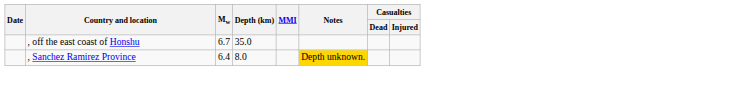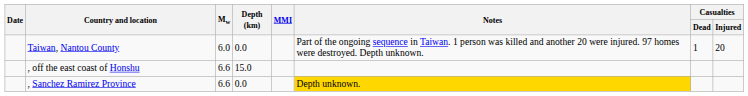+ row: (73, 47)
(224, 42) 6.7 -> (224, 68) 6.6
(243, 42) 35.0 -> (243, 68) 15.0
(224, 57) 6.4 -> (224, 83) 6.6
(241, 57) 8.0 -> (241, 83) 0.0
